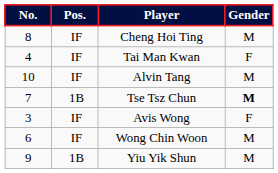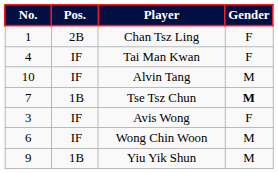+ row: (162, 36)
- row: (162, 36)
